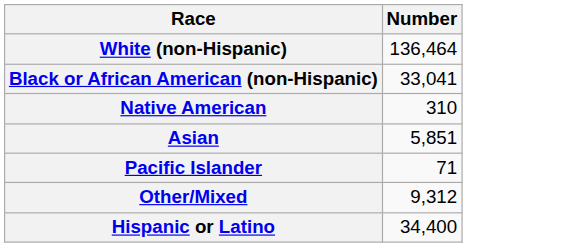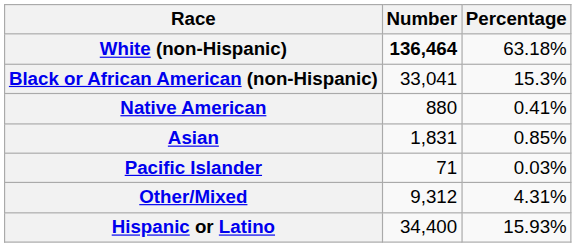+ column: (516, 19)
(423, 49) normal -> (423, 49) bold
(442, 108) 310 -> (442, 108) 880
(434, 138) 5,851 -> (434, 138) 1,831
